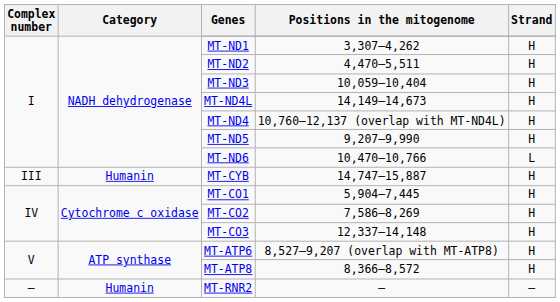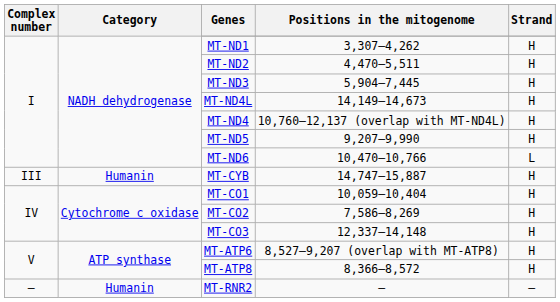(382, 83) 10,059–10,404 -> (382, 83) 5,904–7,445
(382, 195) 5,904–7,445 -> (382, 195) 10,059–10,404
